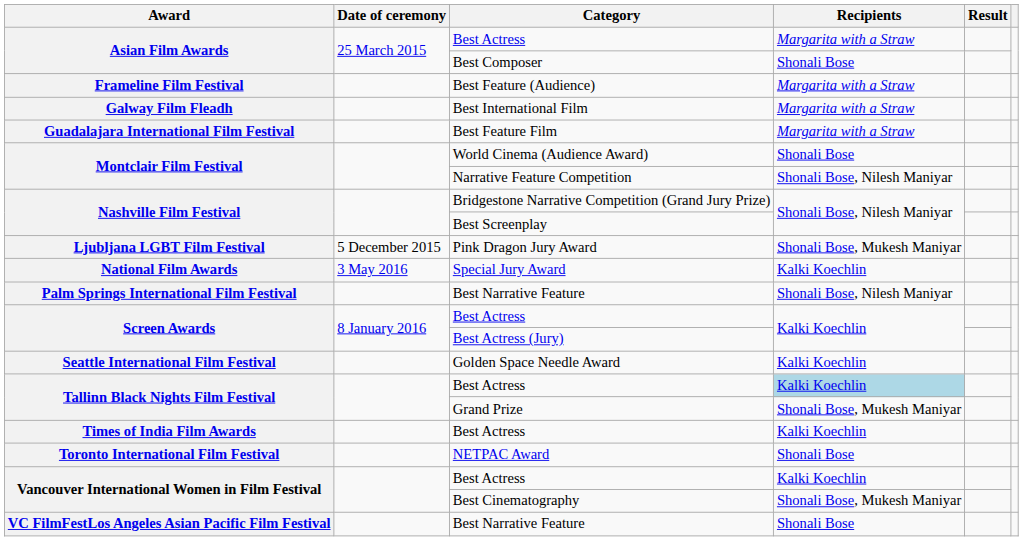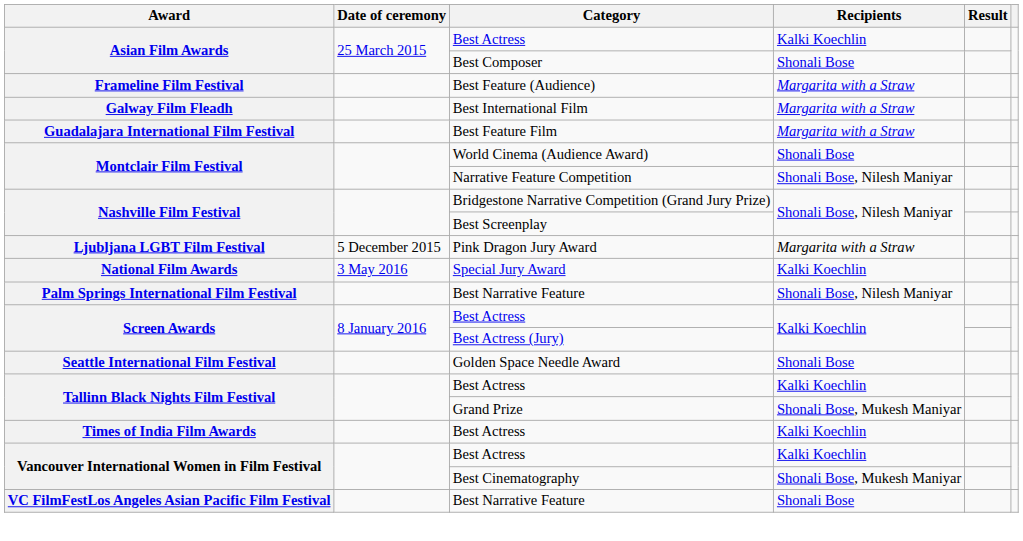(846, 39) Margarita with a Straw -> (822, 39) Kalki Koechlin
(869, 246) Shonali Bose, Mukesh Maniyar -> (846, 246) Margarita with a Straw
(822, 362) Kalki Koechlin -> (816, 362) Shonali Bose
(822, 385) lightblue background -> (822, 385) no background
- row: (169, 454)
